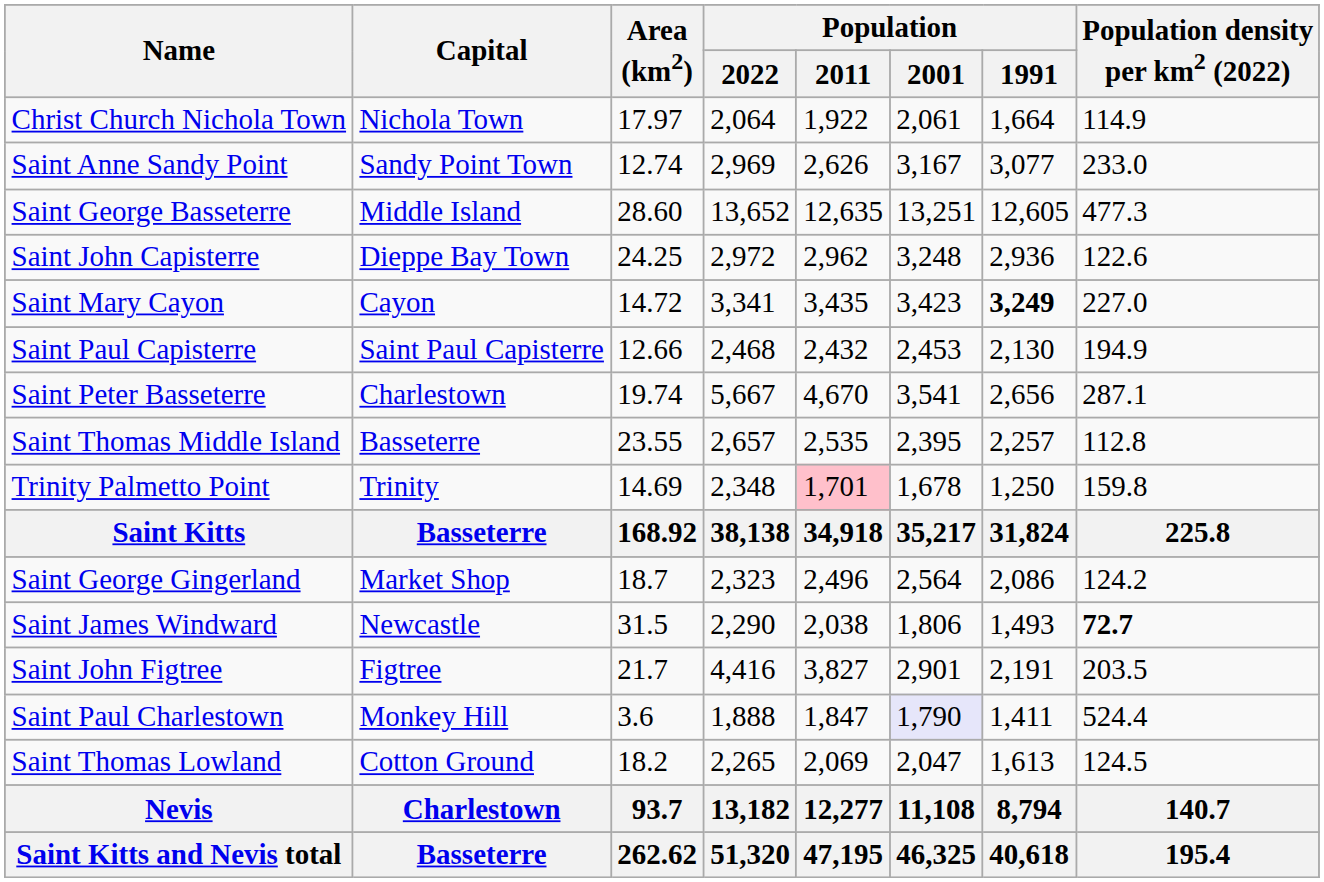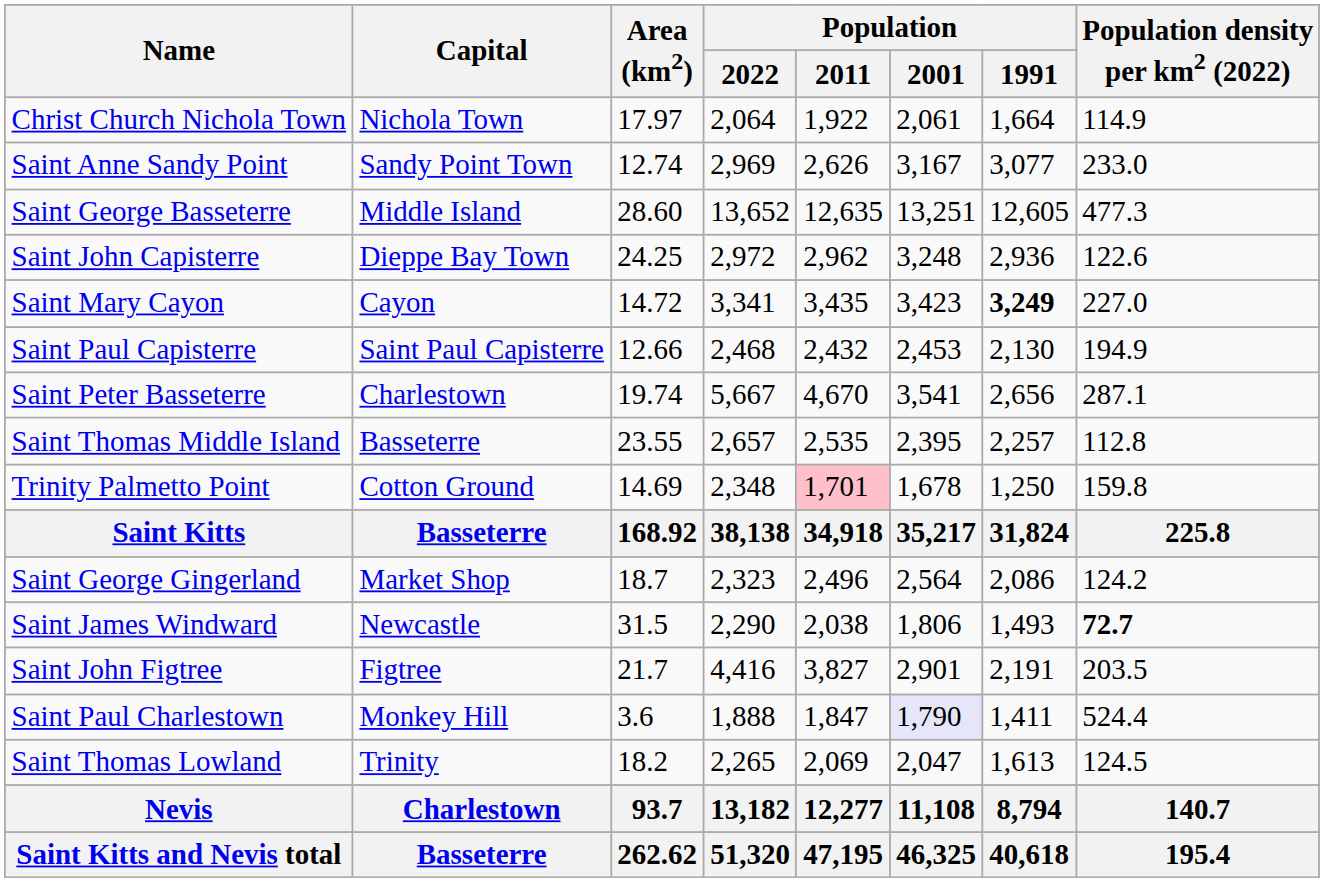(399, 486) Trinity -> (447, 486) Cotton Ground
(447, 762) Cotton Ground -> (399, 762) Trinity
